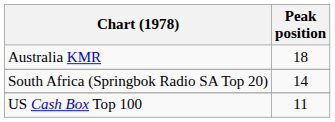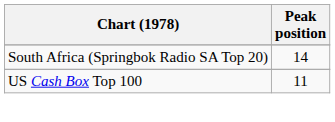- row: (55, 57)
